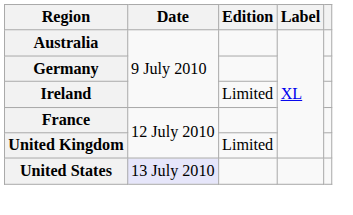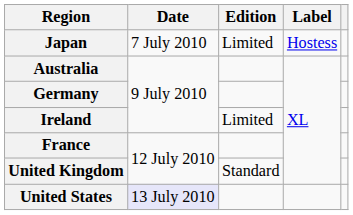+ row: (66, 42)
(248, 145) Limited -> (251, 171) Standard
